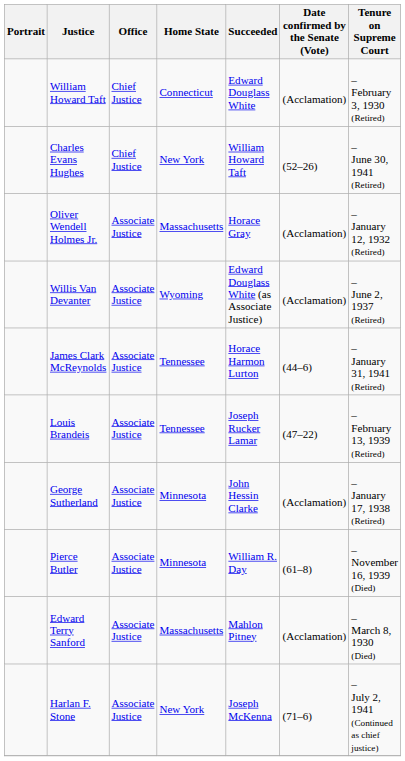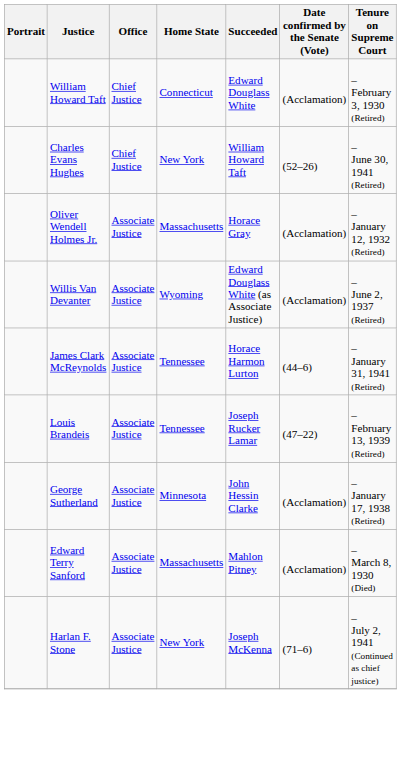- row: (64, 563)
